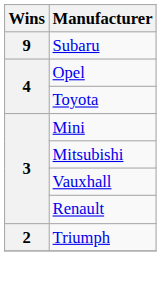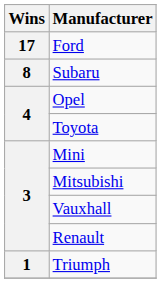+ row: (68, 45)
(27, 45) 9 -> (27, 72) 8
(27, 236) 2 -> (27, 264) 1
